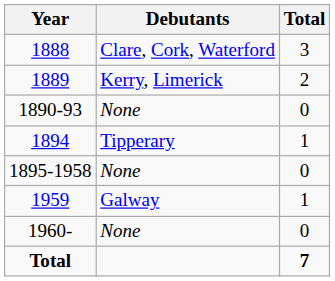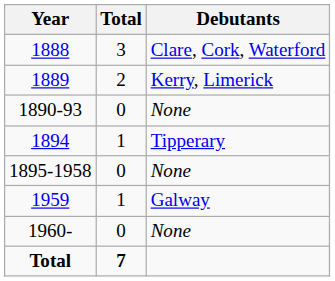columns swapped: (188, 19) <-> (305, 19)
